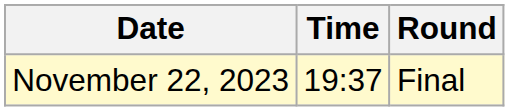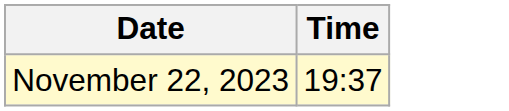- column: (447, 29)
